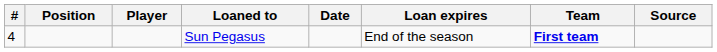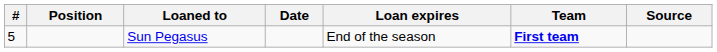- column: (147, 15)
(11, 37) 4 -> (11, 37) 5
